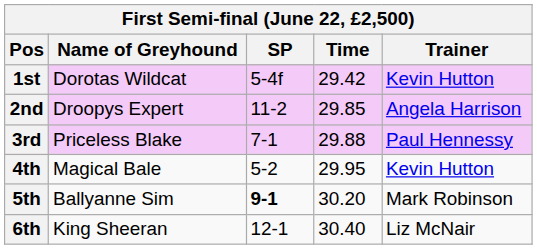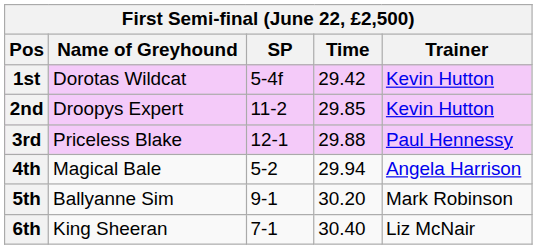(454, 109) Angela Harrison -> (440, 109) Kevin Hutton
(264, 139) 7-1 -> (269, 139) 12-1
(342, 169) 29.95 -> (342, 169) 29.94
(440, 169) Kevin Hutton -> (454, 169) Angela Harrison
(264, 199) bold -> (264, 199) normal
(269, 229) 12-1 -> (264, 229) 7-1
